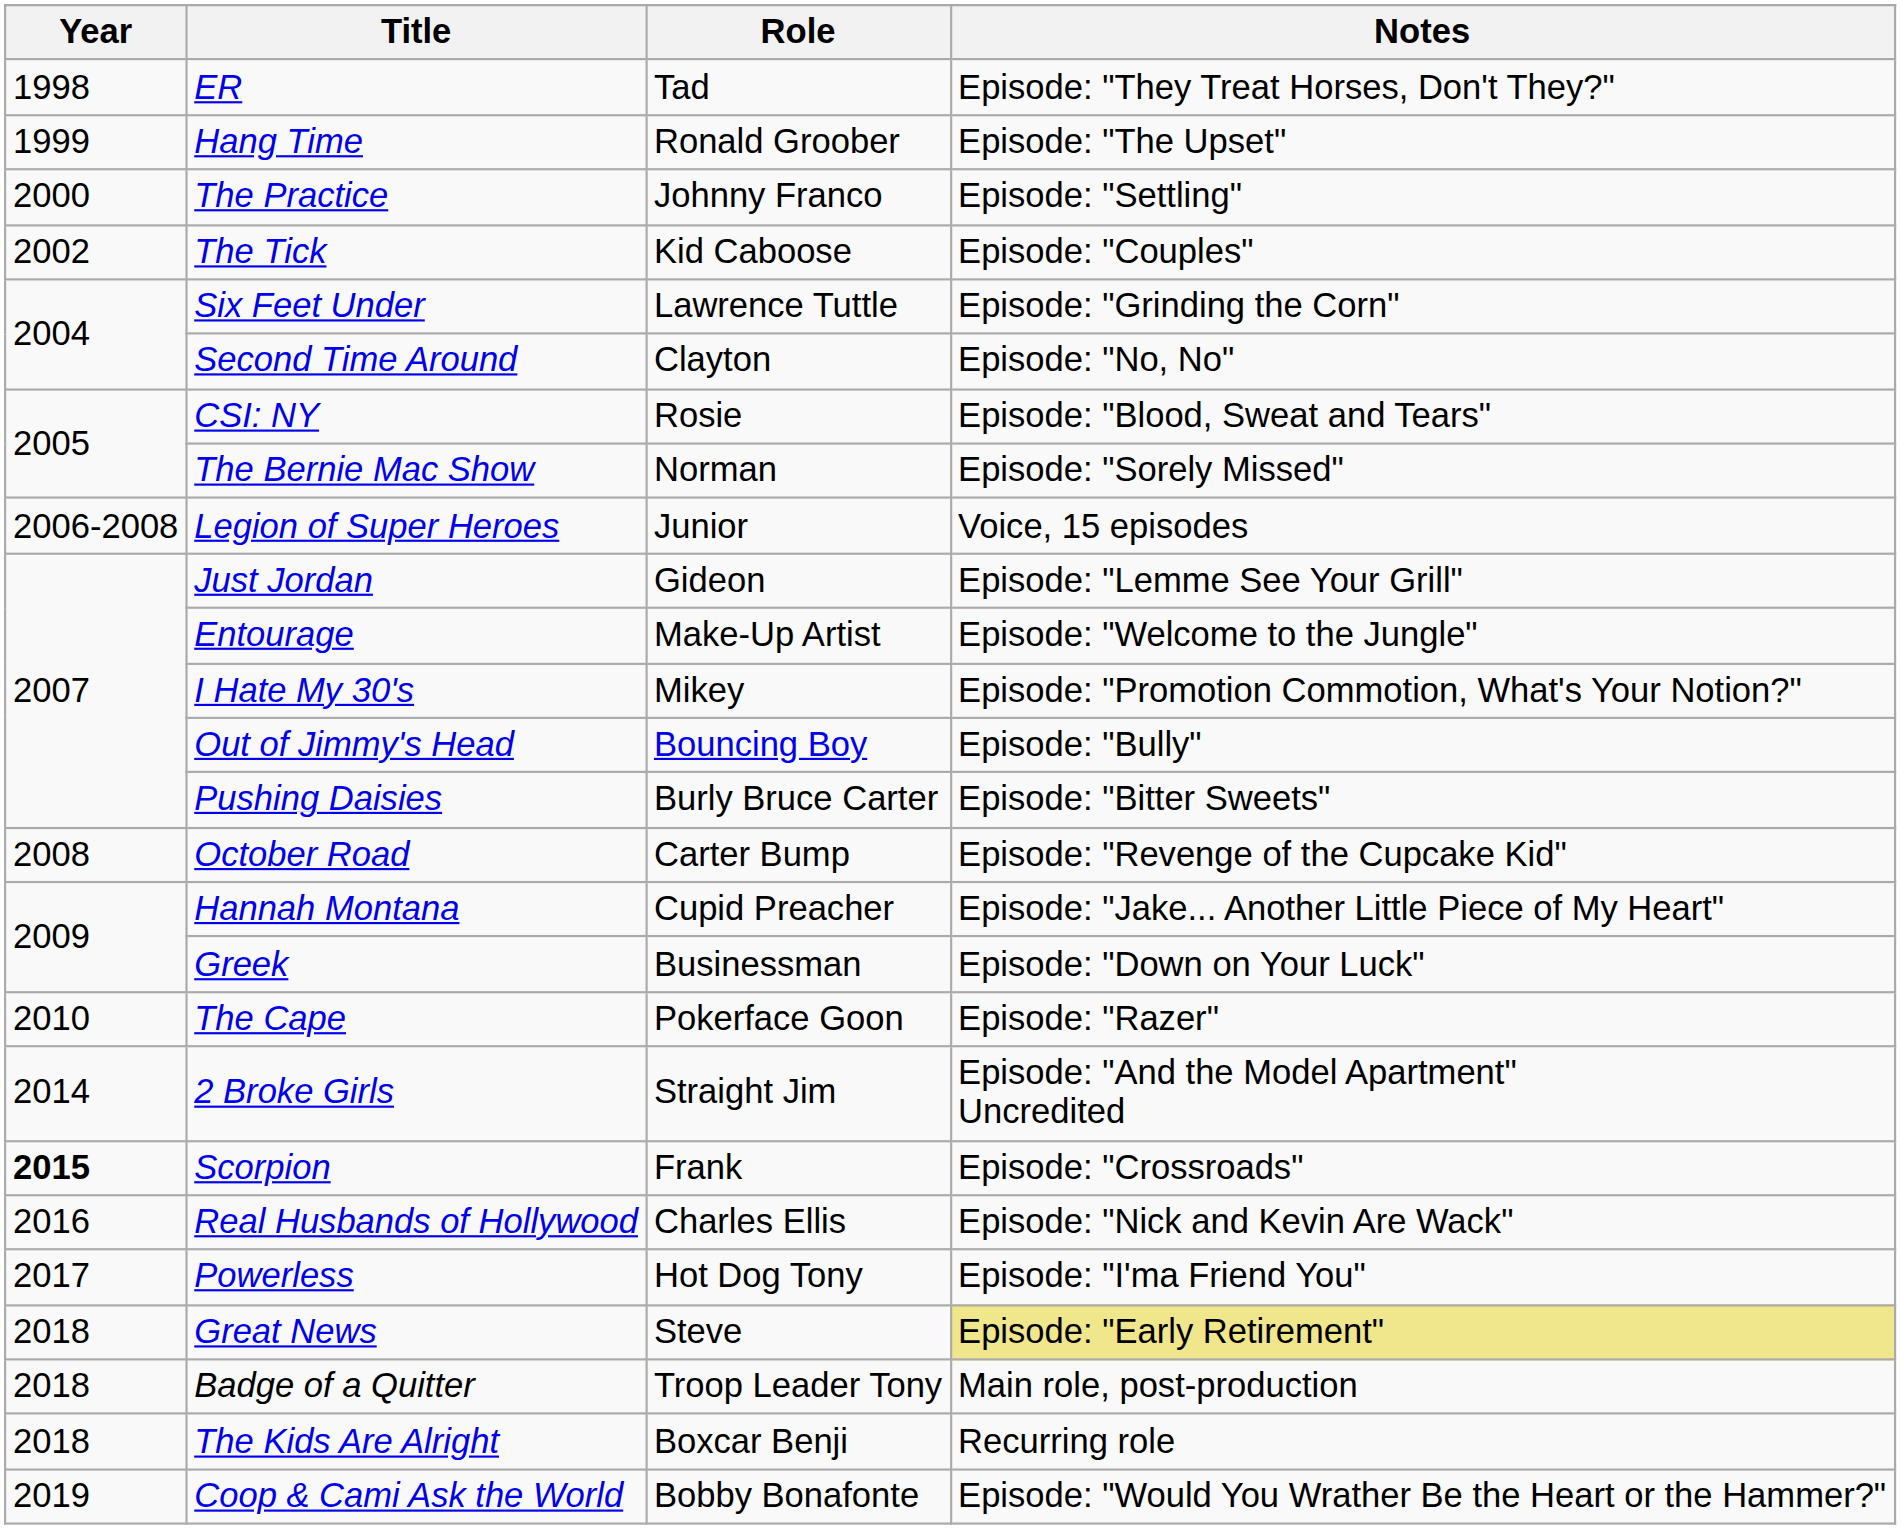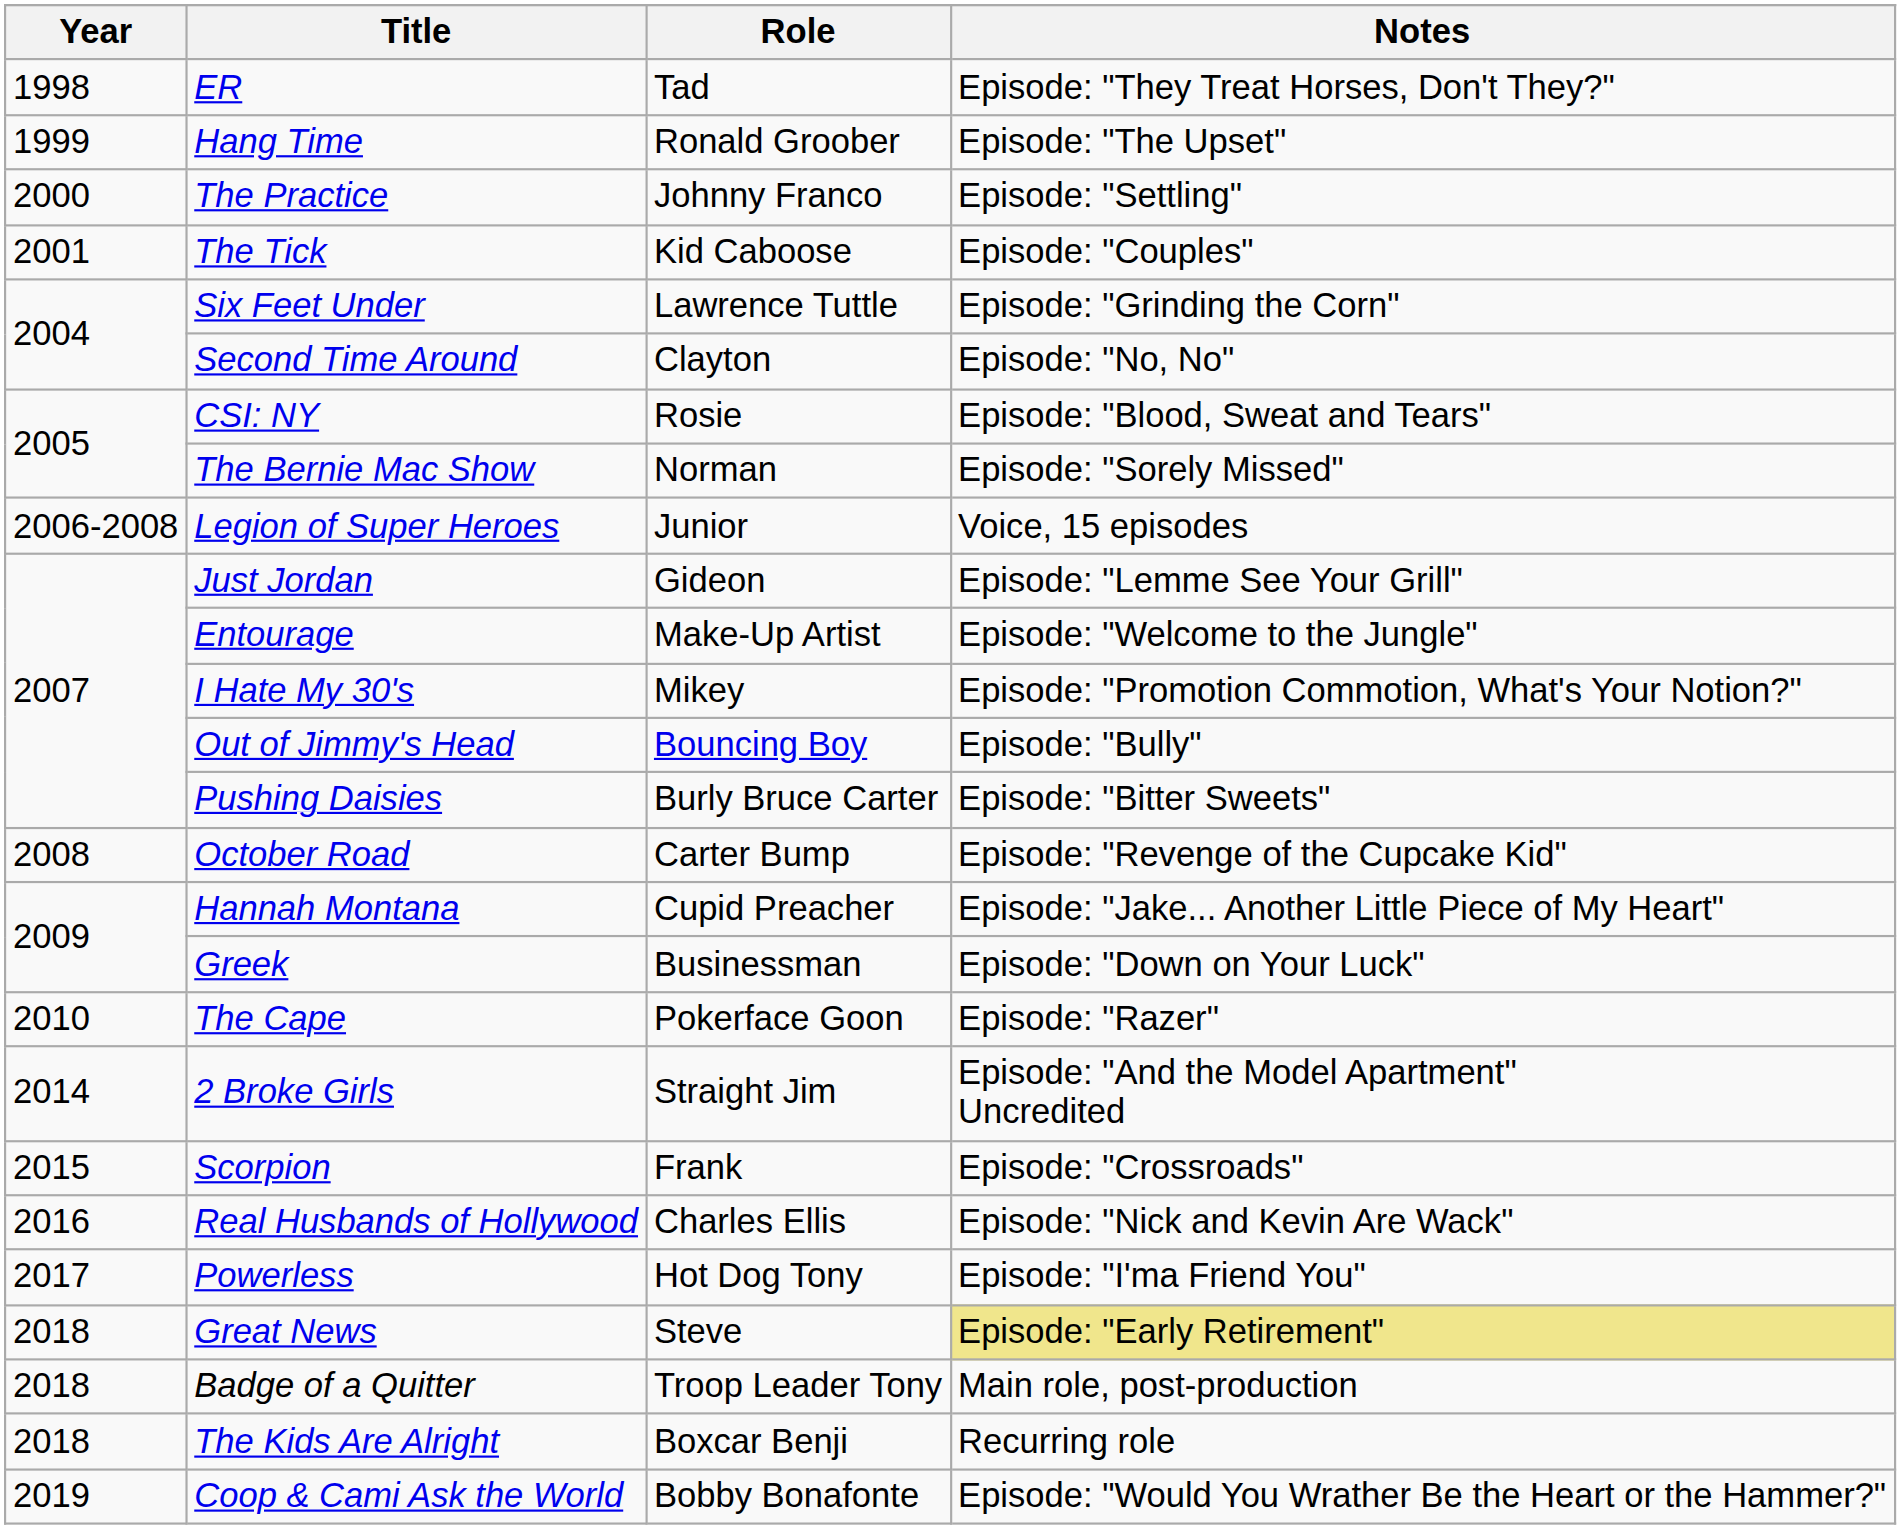(51, 251) 2002 -> (51, 251) 2001
(51, 1166) bold -> (51, 1166) normal
